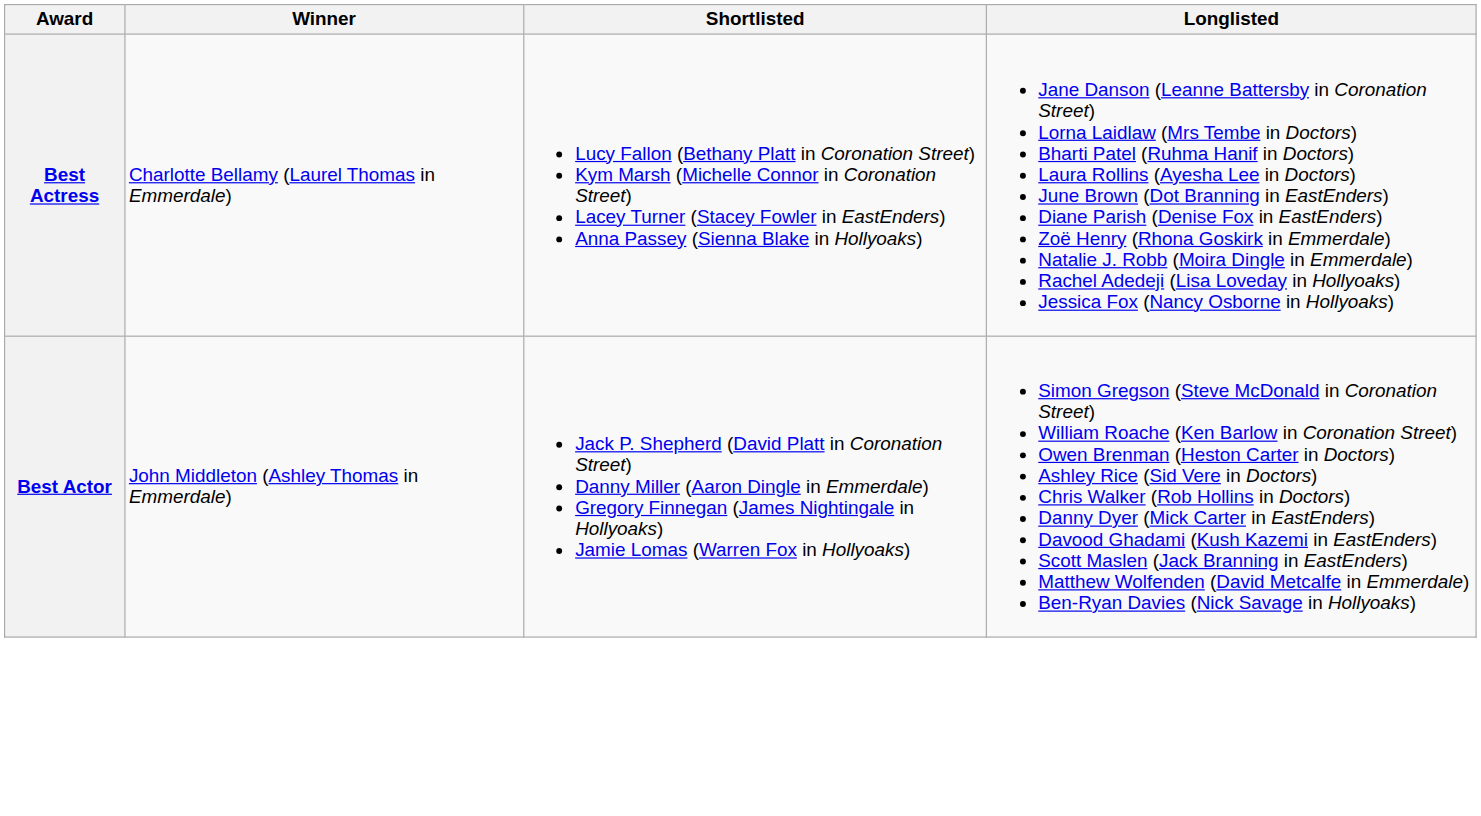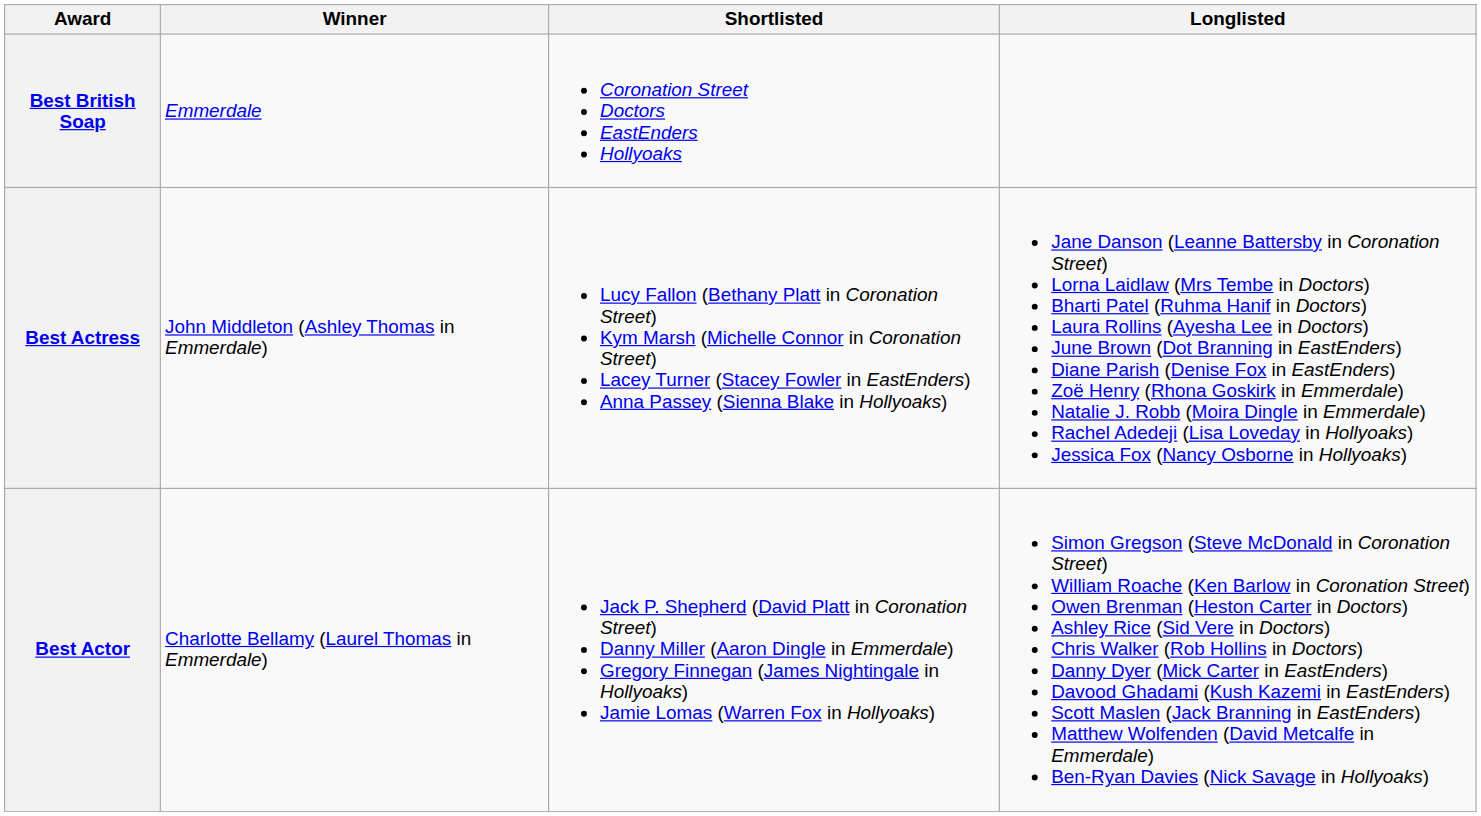+ row: (83, 110)
(282, 185) Charlotte Bellamy (Laurel Thomas in Emmerdale) -> (310, 337) John Middleton (Ashley Thomas in Emmerdale)
(274, 486) John Middleton (Ashley Thomas in Emmerdale) -> (318, 649) Charlotte Bellamy (Laurel Thomas in Emmerdale)
